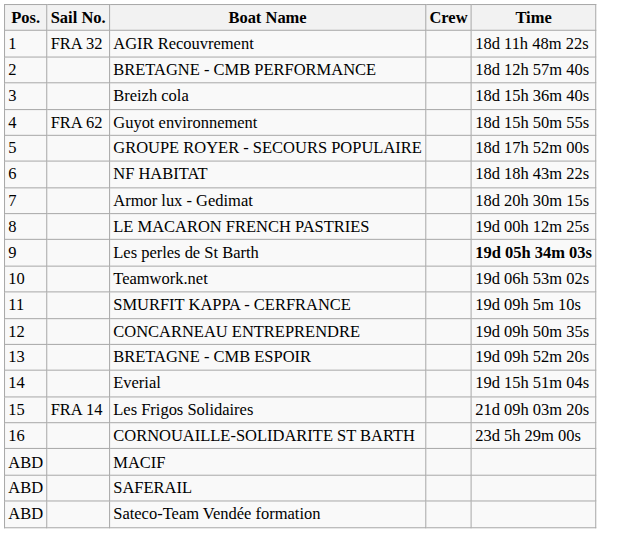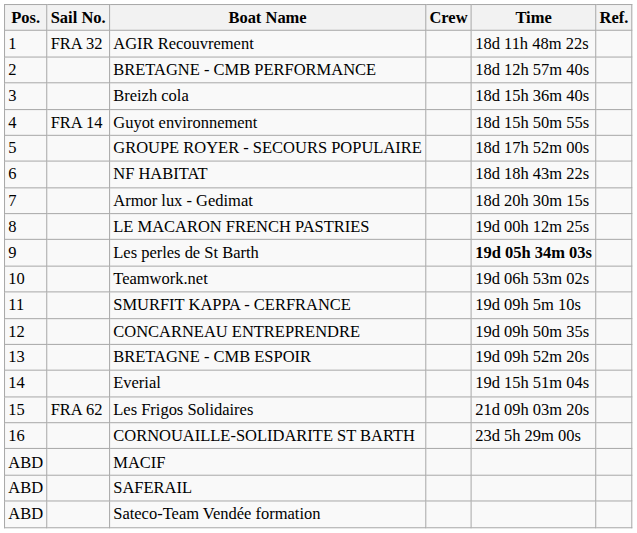+ column: (614, 17)
(77, 122) FRA 62 -> (77, 122) FRA 14
(77, 409) FRA 14 -> (77, 409) FRA 62
